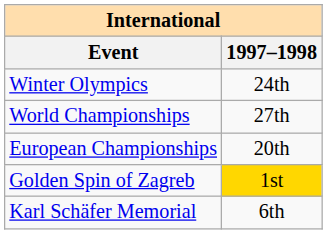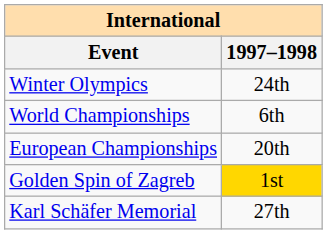(272, 116) 27th -> (272, 116) 6th
(272, 212) 6th -> (272, 212) 27th
